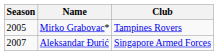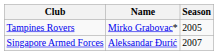columns swapped: (21, 12) <-> (162, 12)
